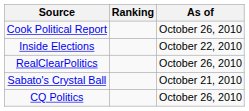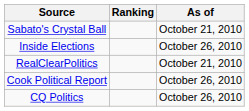rows swapped: (57, 30) <-> (57, 81)
(201, 47) October 22, 2010 -> (201, 47) October 26, 2010
(201, 64) October 26, 2010 -> (201, 64) October 21, 2010
